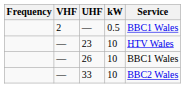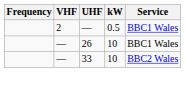- row: (87, 43)
